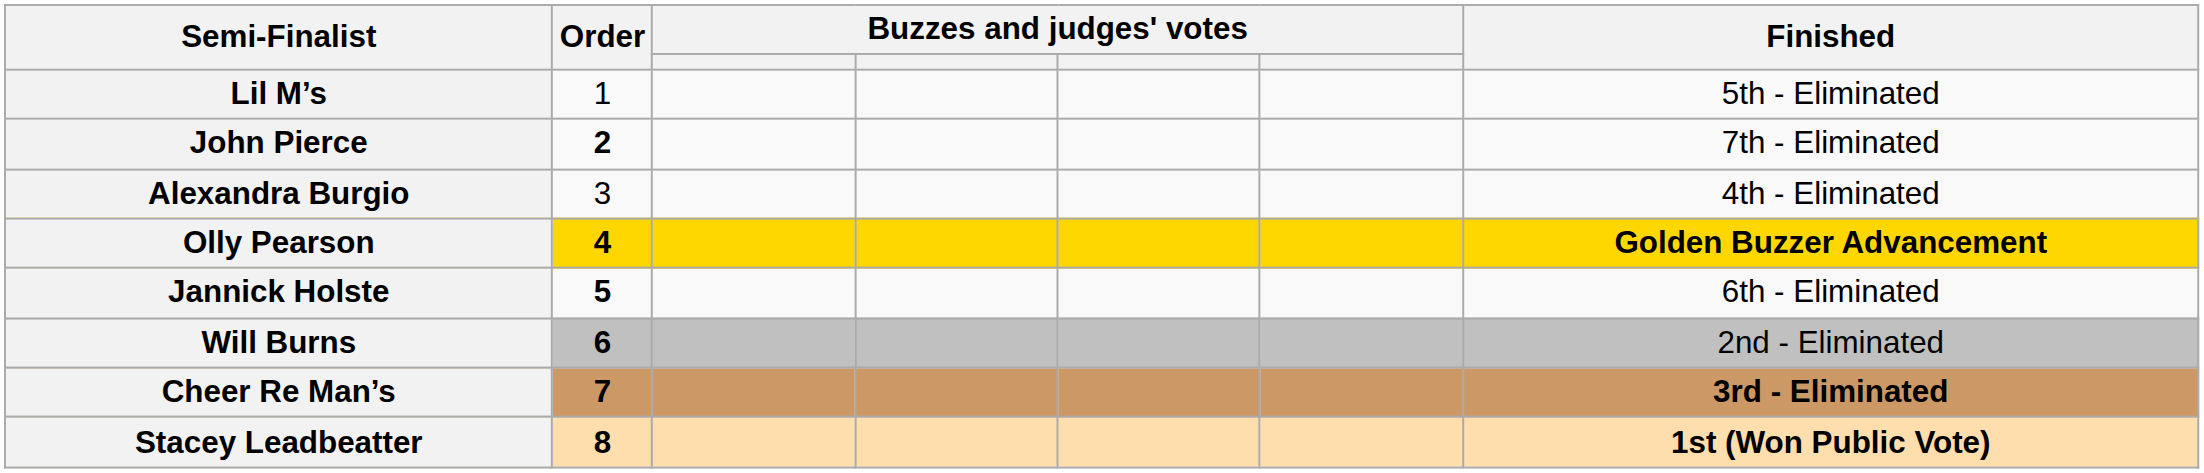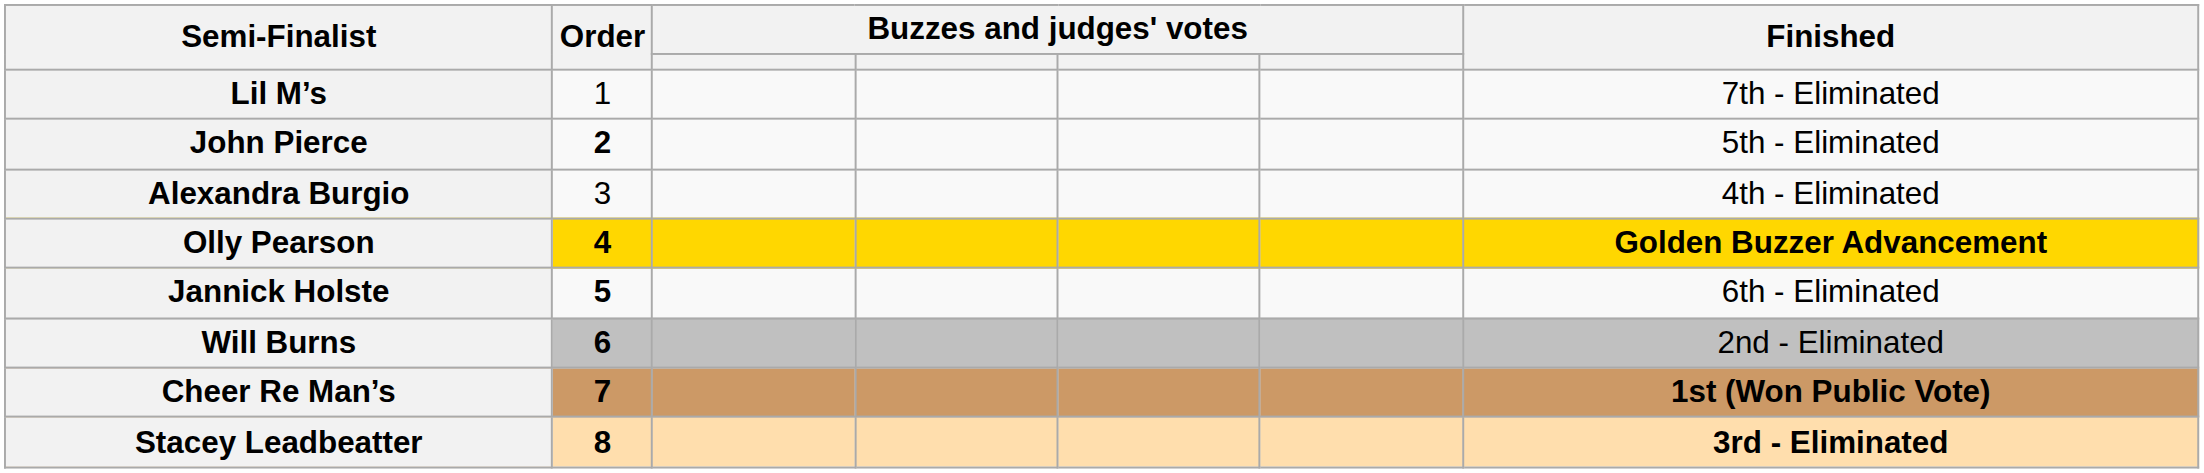(1831, 93) 5th - Eliminated -> (1831, 93) 7th - Eliminated
(1831, 143) 7th - Eliminated -> (1831, 143) 5th - Eliminated
(1831, 391) 3rd - Eliminated -> (1831, 391) 1st (Won Public Vote)
(1831, 441) 1st (Won Public Vote) -> (1831, 441) 3rd - Eliminated
